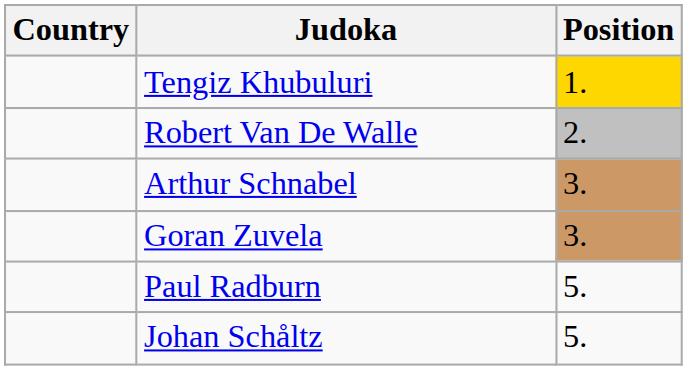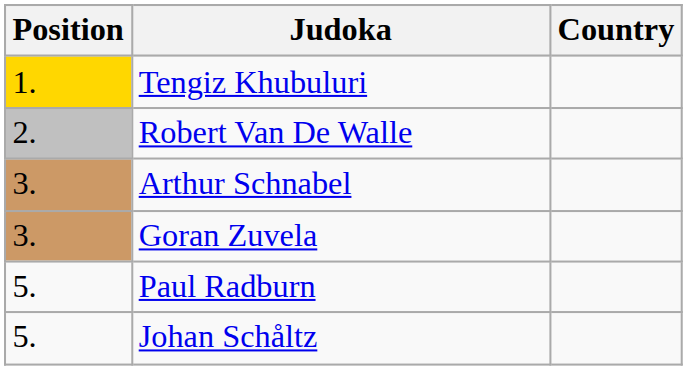columns swapped: (619, 30) <-> (71, 30)
